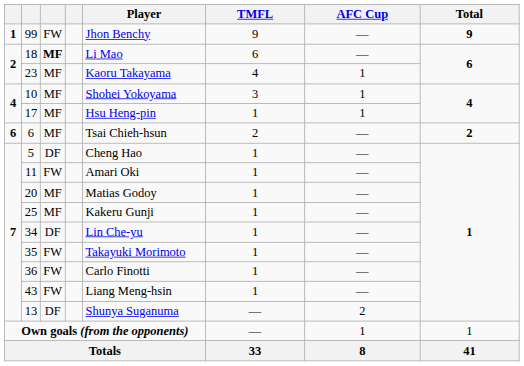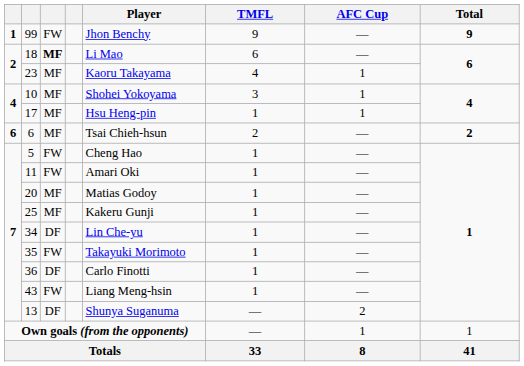(53, 152) DF -> (53, 152) FW
(53, 271) FW -> (53, 271) DF
